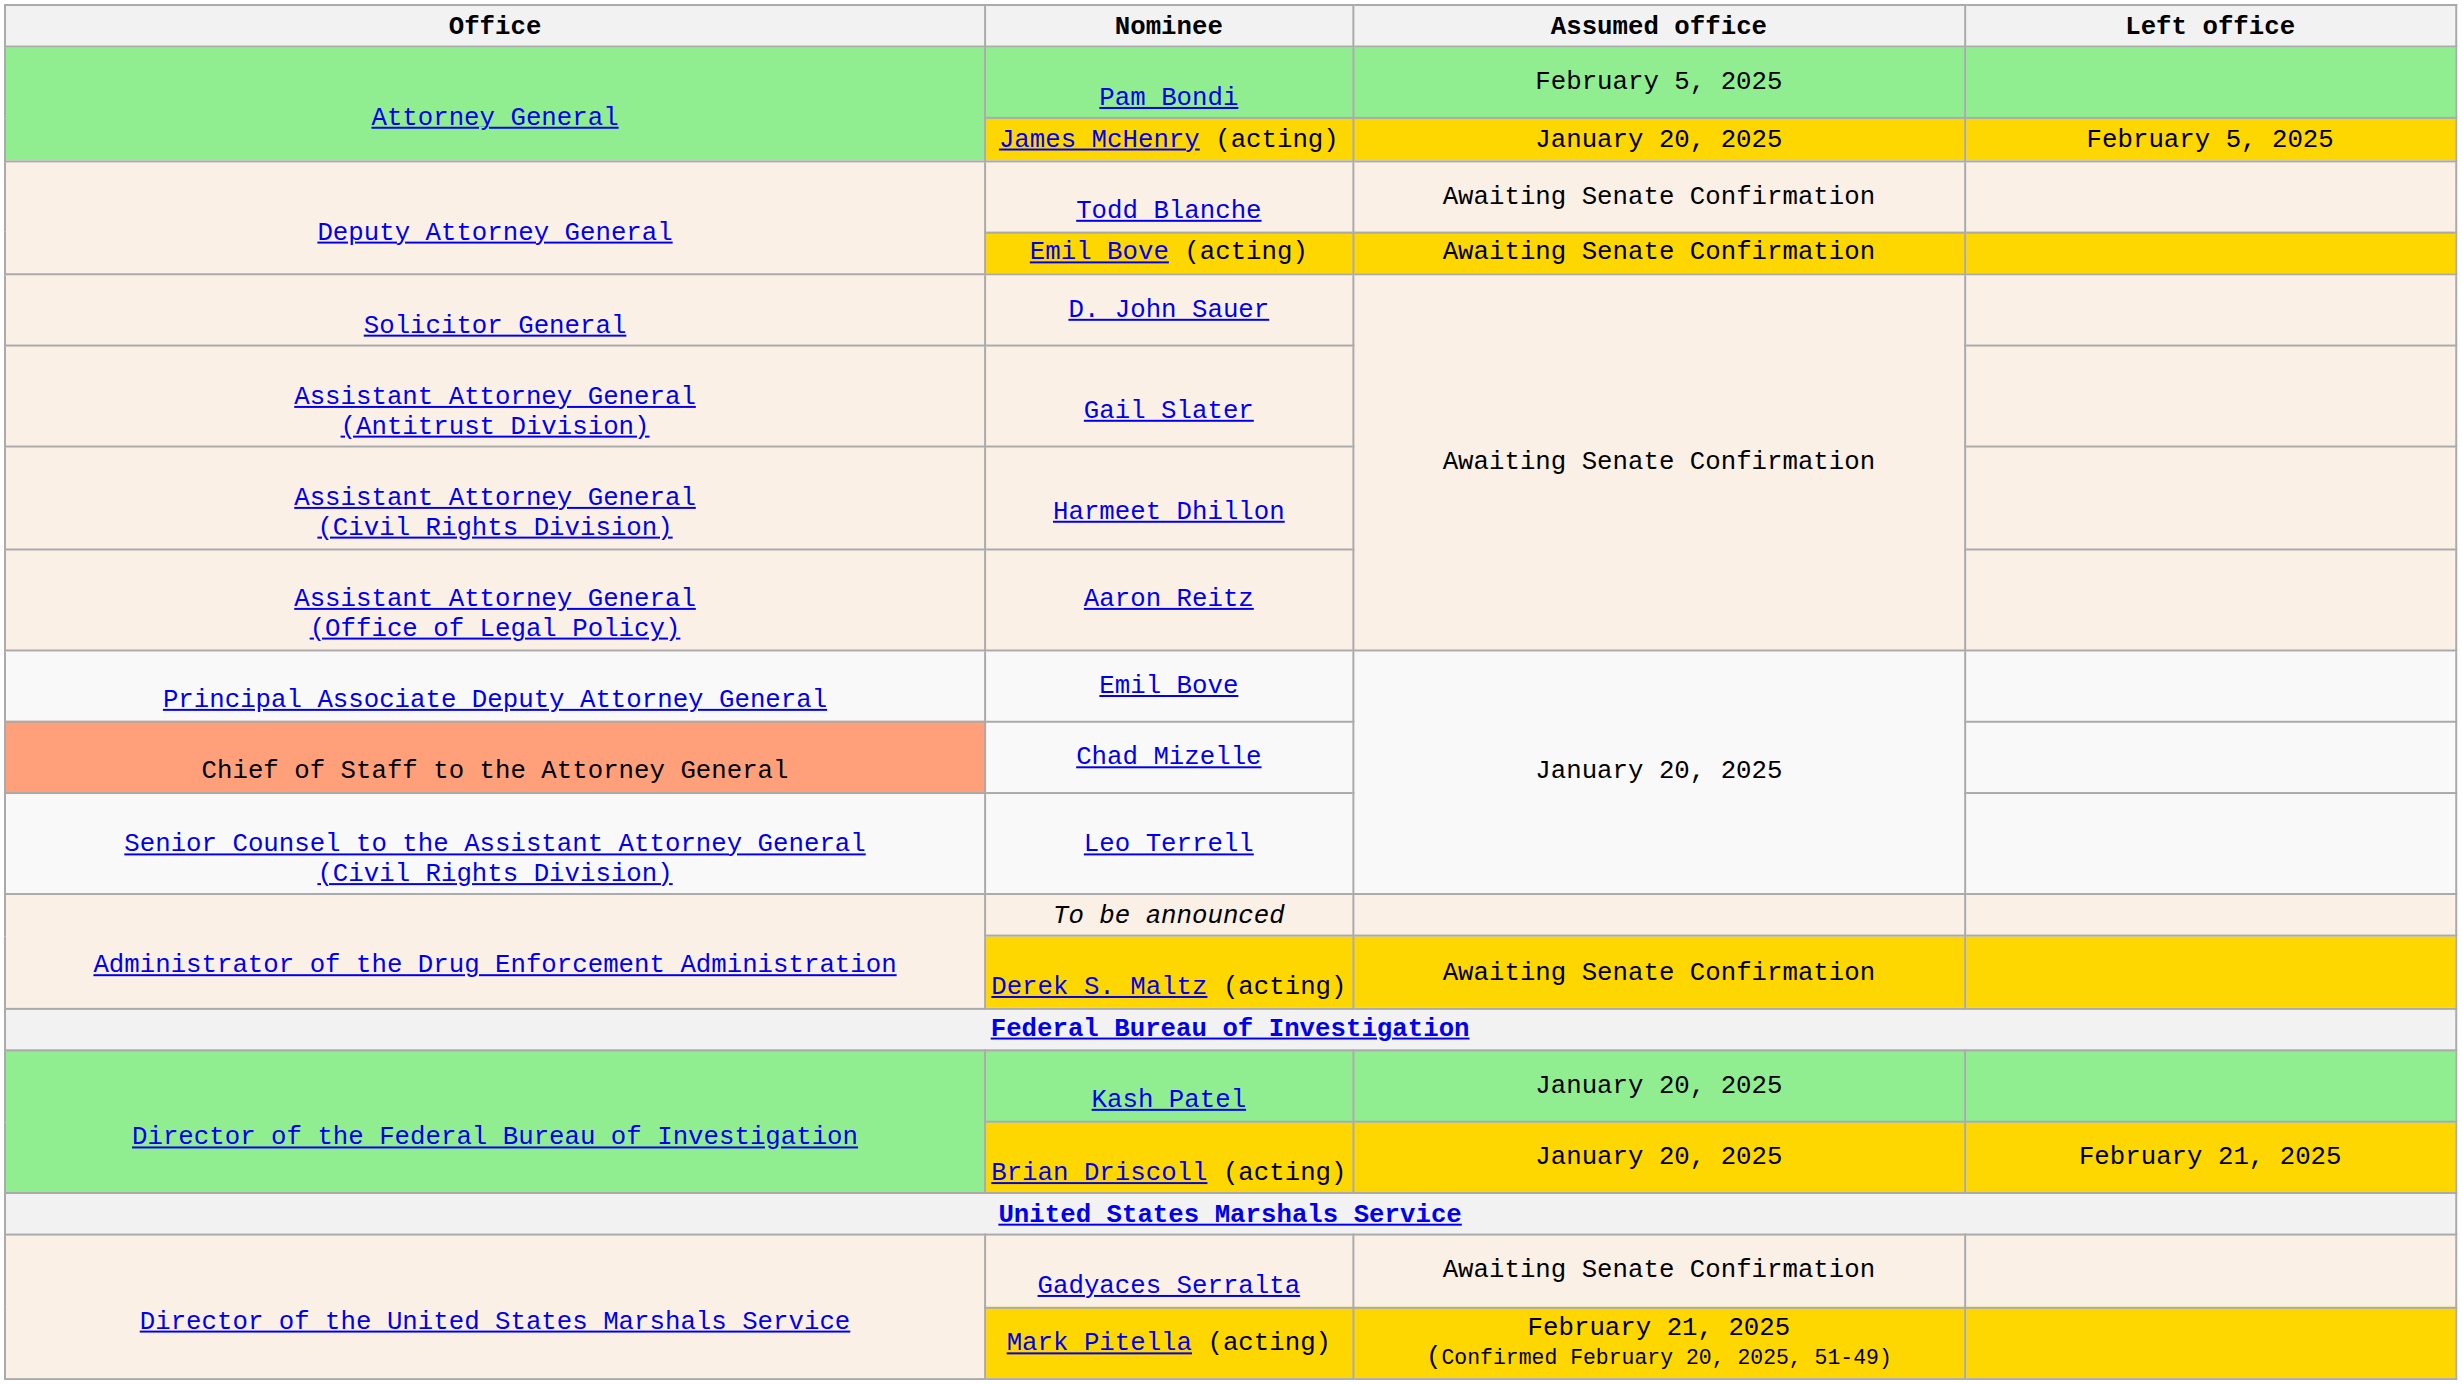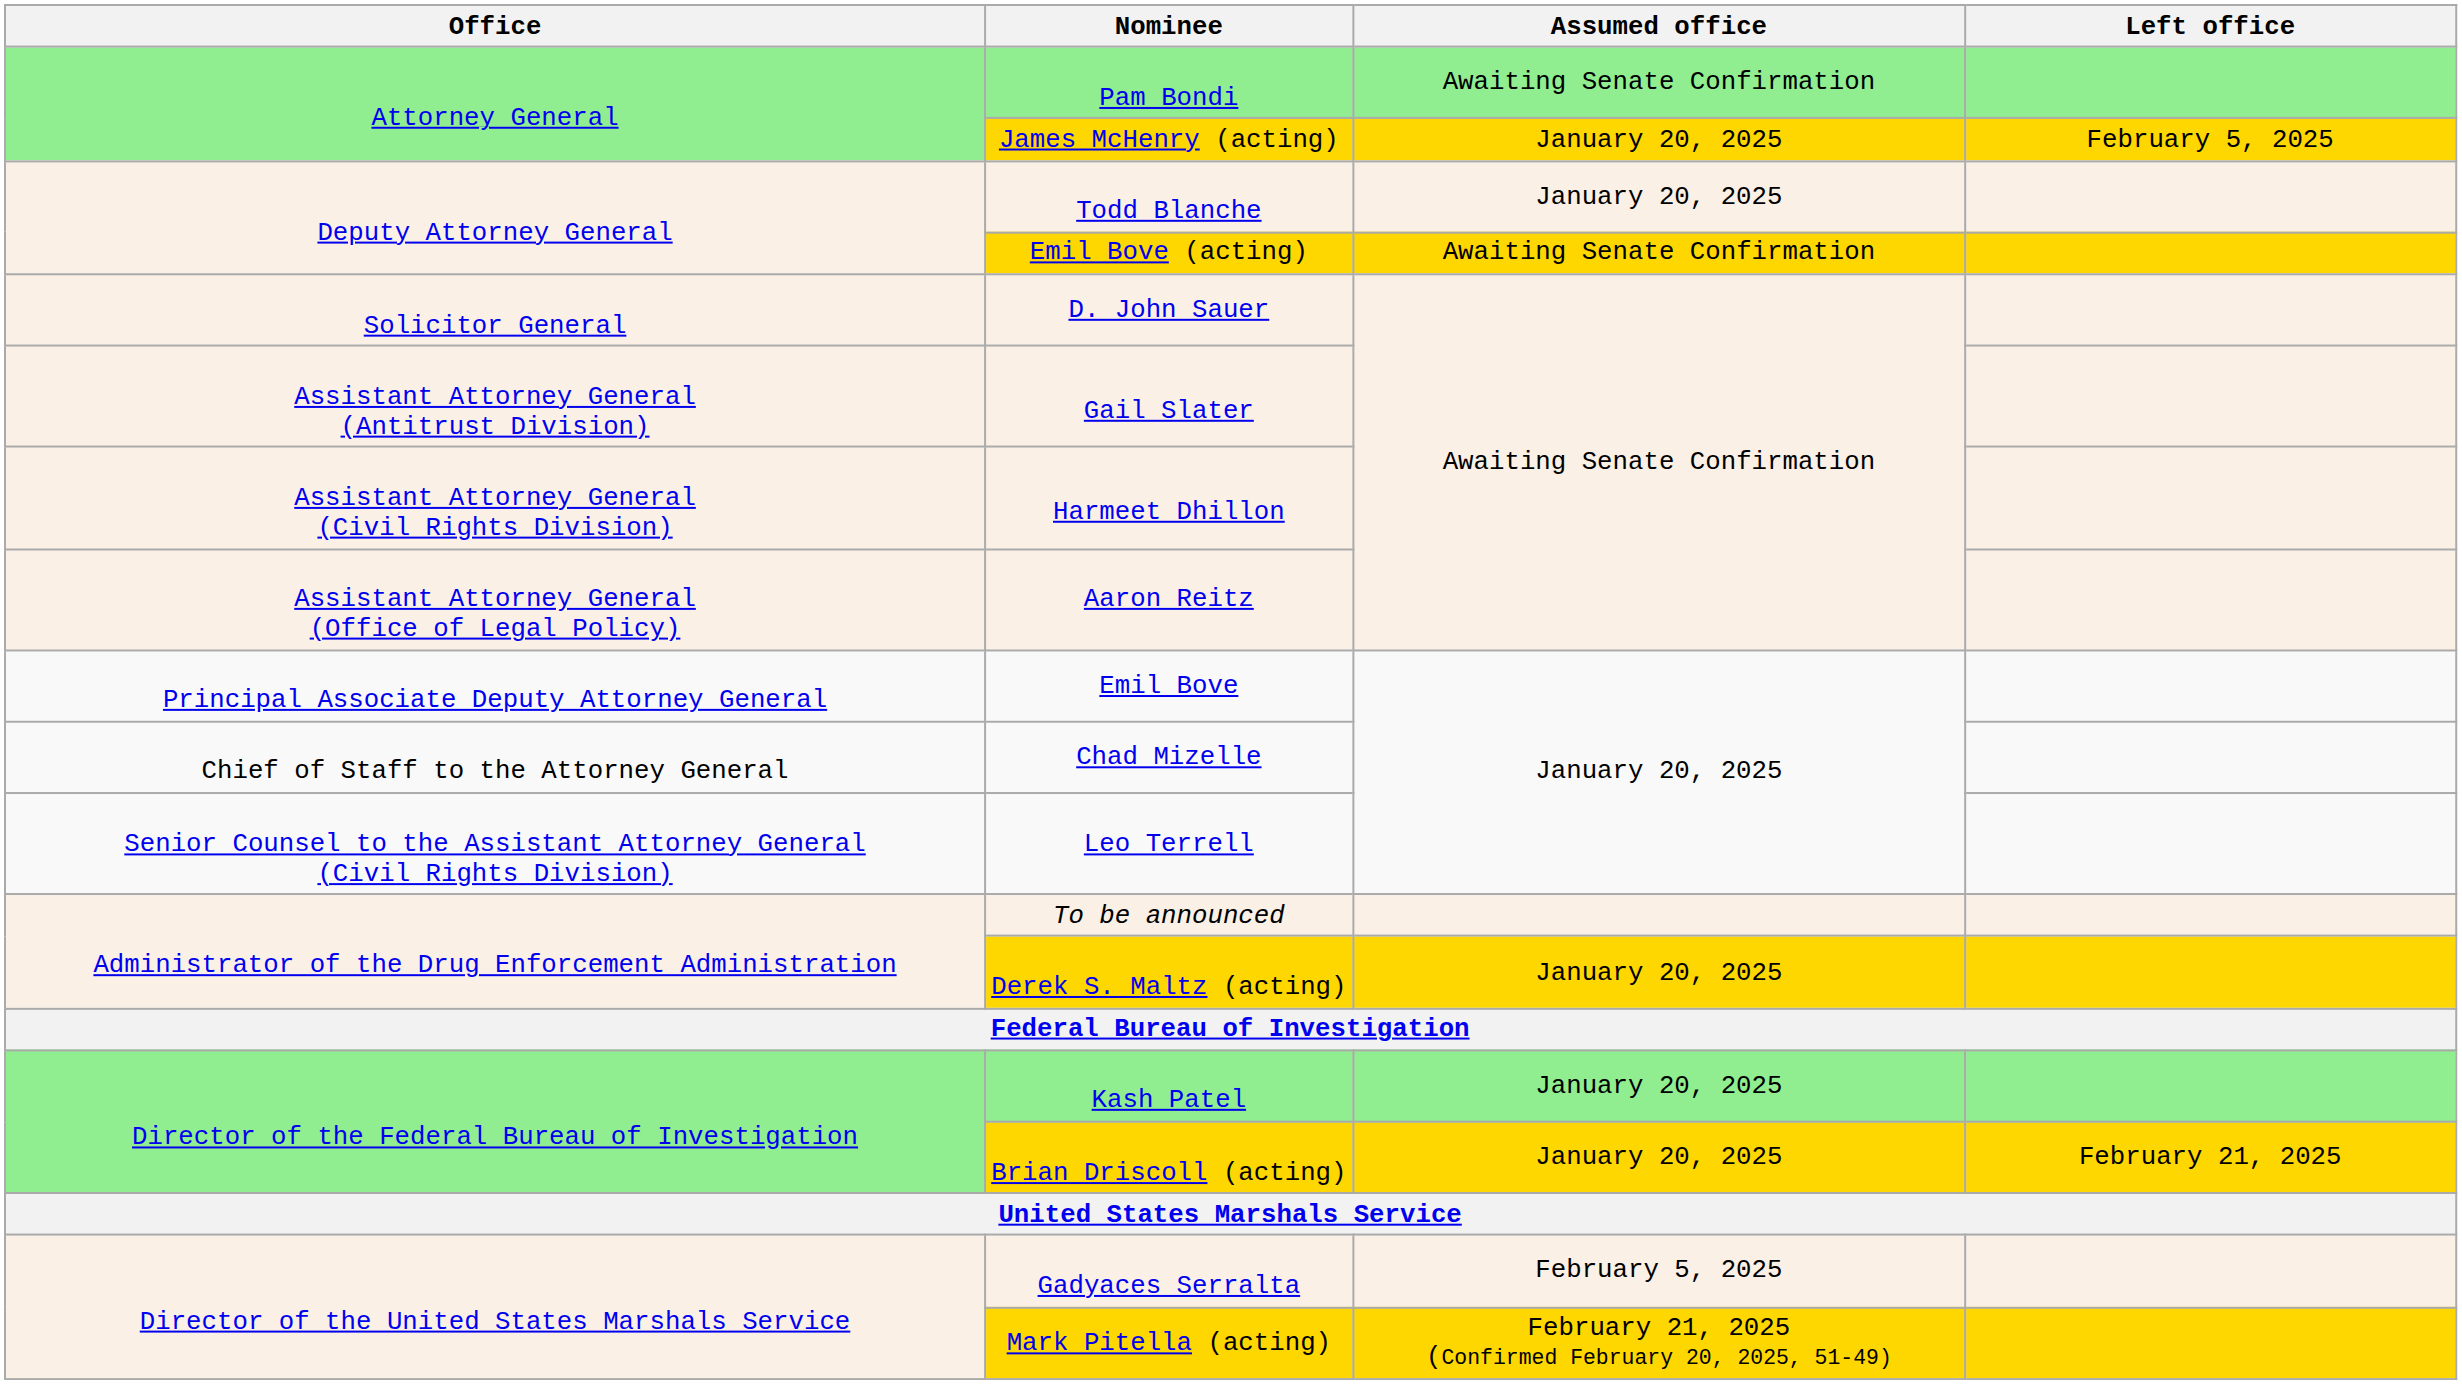(1659, 83) February 5, 2025 -> (1659, 83) Awaiting Senate Confirmation
(1659, 196) Awaiting Senate Confirmation -> (1659, 196) January 20, 2025
(495, 772) lightsalmon background -> (495, 772) no background
(1659, 972) Awaiting Senate Confirmation -> (1659, 972) January 20, 2025
(1659, 1271) Awaiting Senate Confirmation -> (1659, 1271) February 5, 2025
